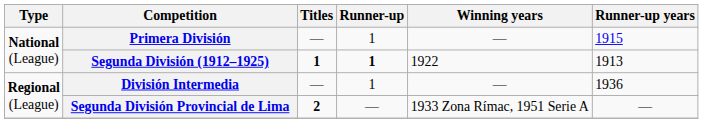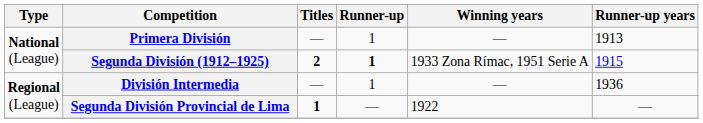(609, 38) 1915 -> (609, 38) 1913
(317, 61) 1 -> (317, 61) 2
(424, 61) 1922 -> (500, 61) 1933 Zona Rímac, 1951 Serie A
(609, 61) 1913 -> (609, 61) 1915
(317, 107) 2 -> (317, 107) 1
(500, 107) 1933 Zona Rímac, 1951 Serie A -> (424, 107) 1922
